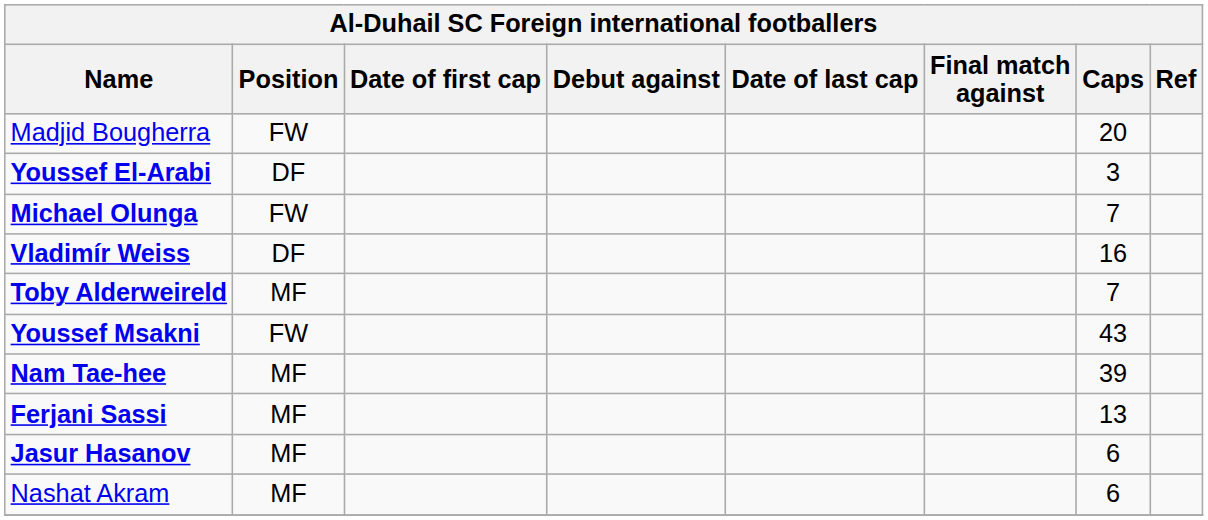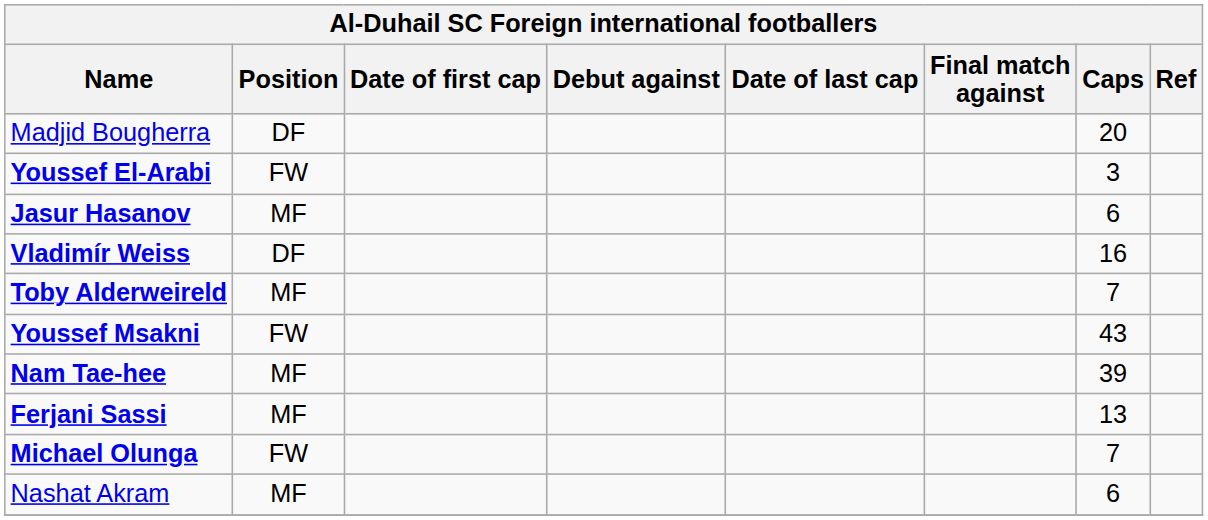(288, 133) FW -> (288, 133) DF
(288, 173) DF -> (288, 173) FW
rows swapped: (101, 453) <-> (104, 213)
